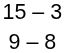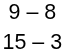rows swapped: (32, 41) <-> (32, 12)
